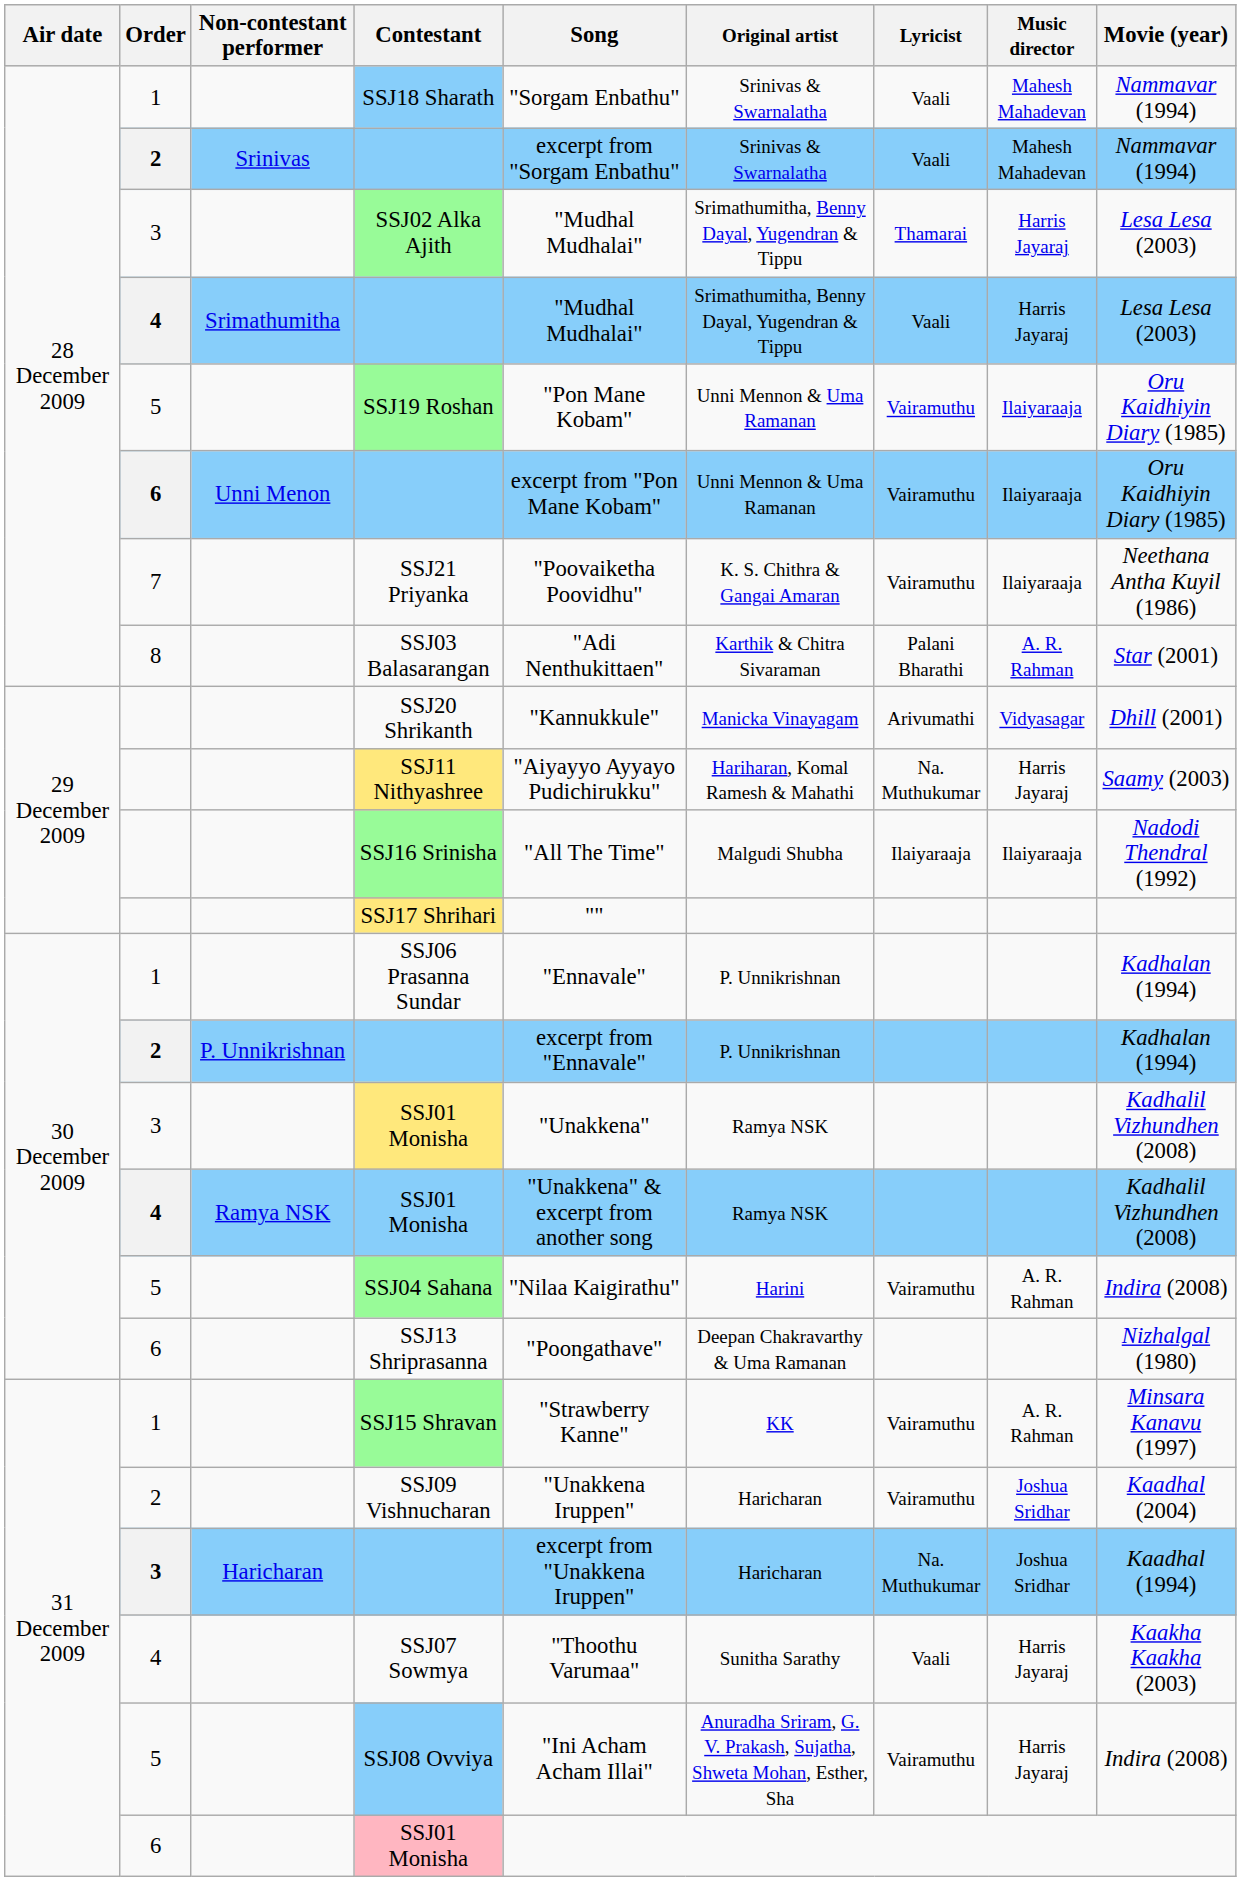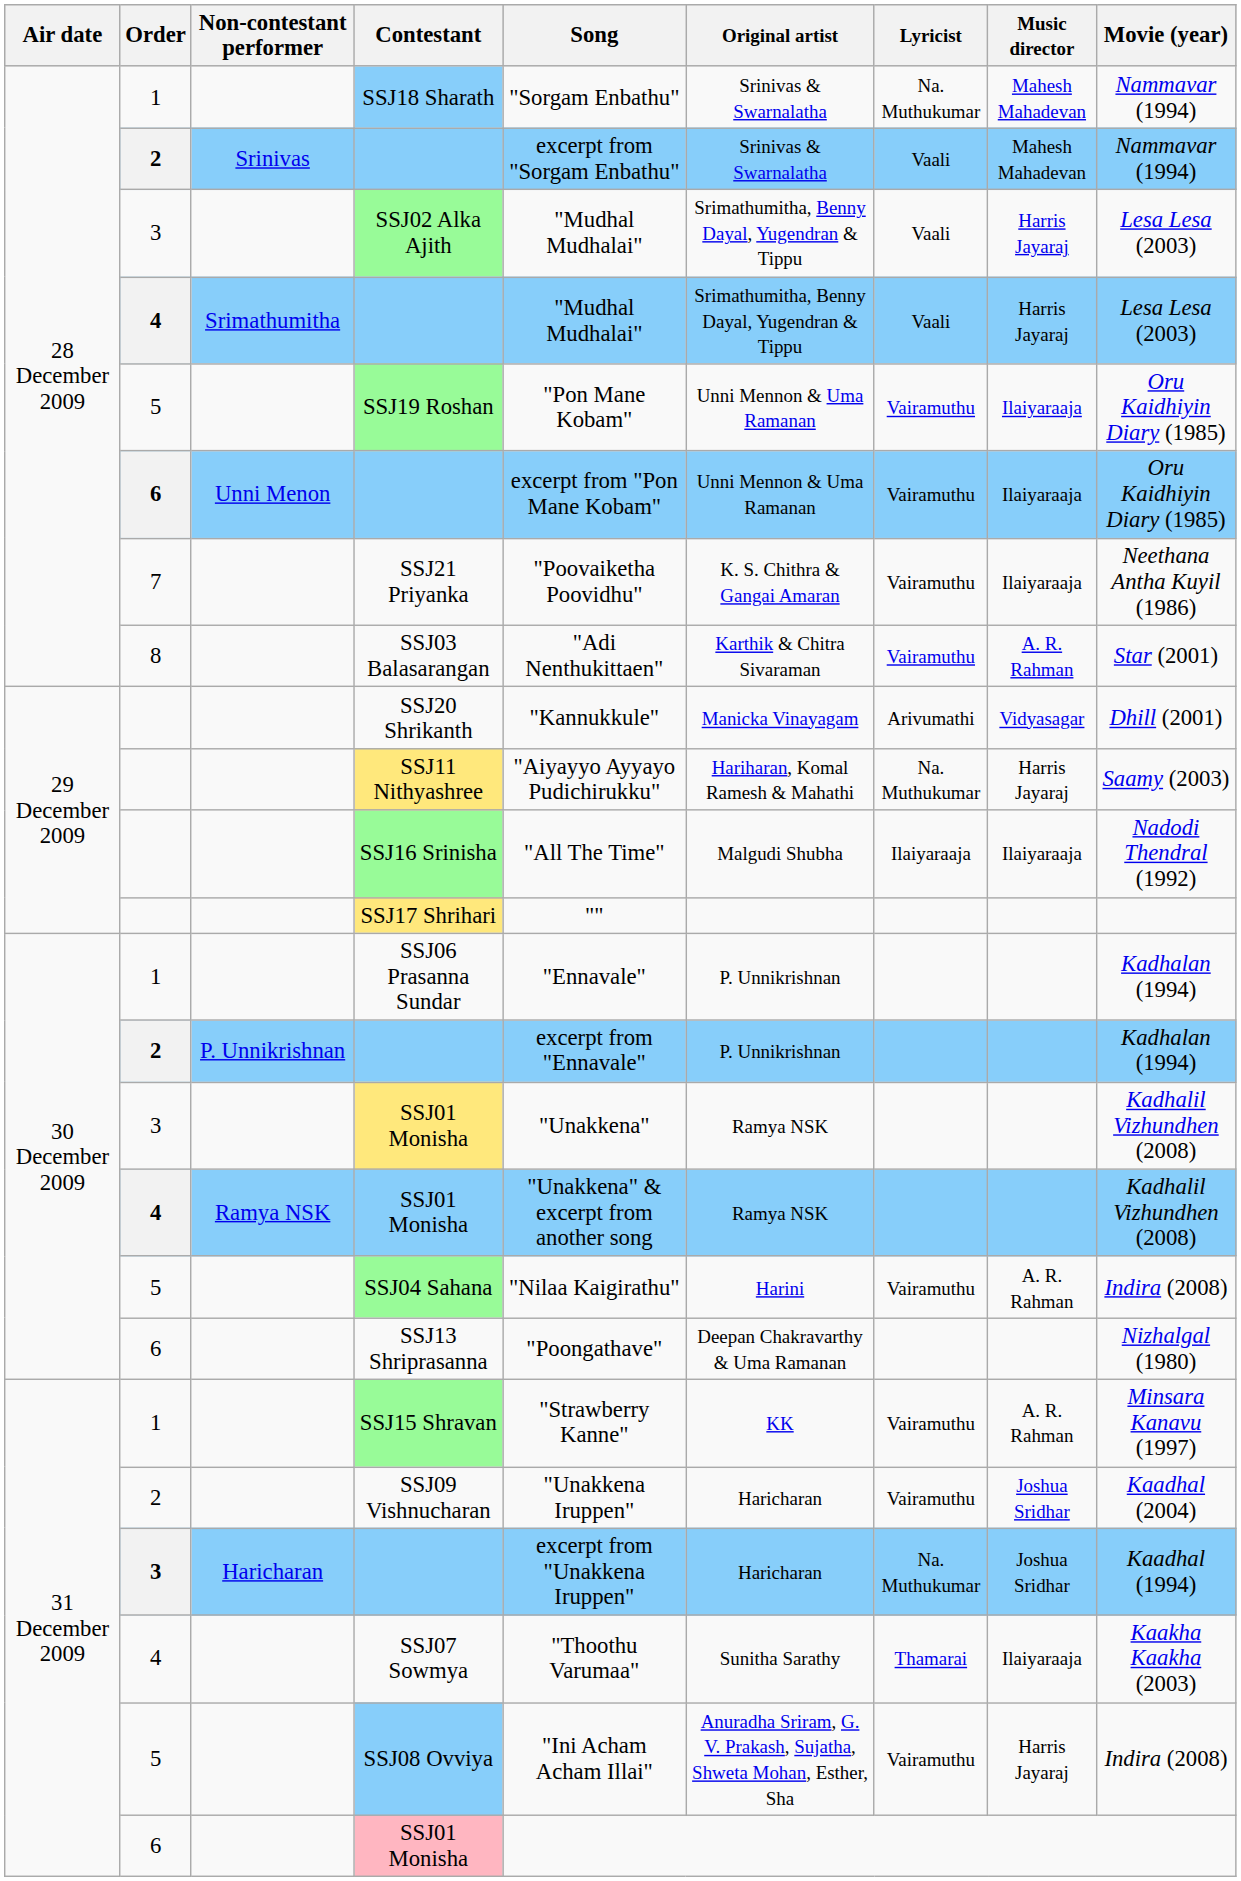(931, 98) Vaali -> (931, 98) Na. Muthukumar
(931, 234) Thamarai -> (931, 234) Vaali
(931, 657) Palani Bharathi -> (931, 657) Vairamuthu
(931, 1660) Vaali -> (931, 1660) Thamarai
(1042, 1660) Harris Jayaraj -> (1042, 1660) Ilaiyaraaja
